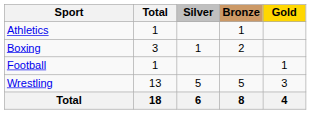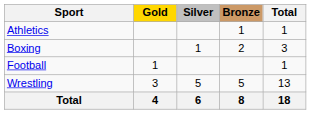columns swapped: (284, 13) <-> (155, 13)
